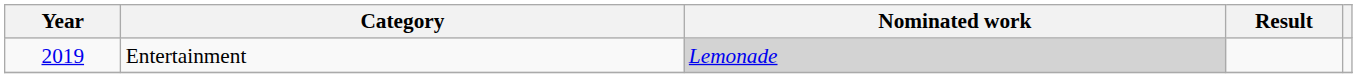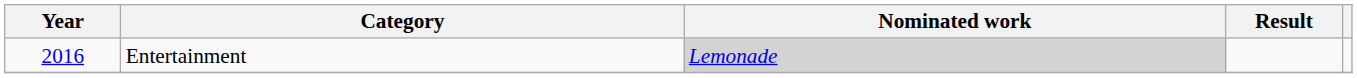(63, 55) 2019 -> (63, 55) 2016
